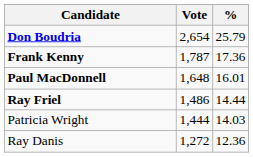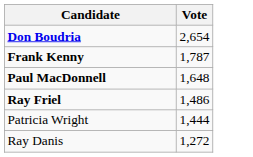- column: (231, 15)
